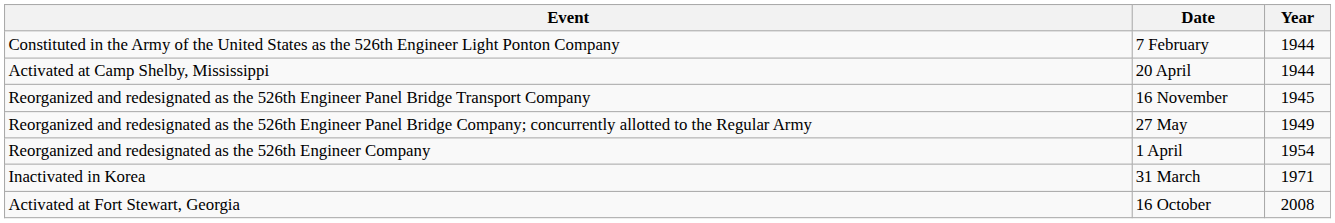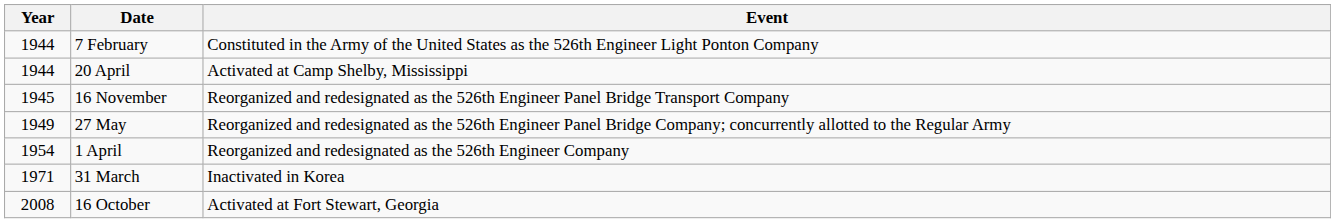columns swapped: (1298, 17) <-> (568, 17)
